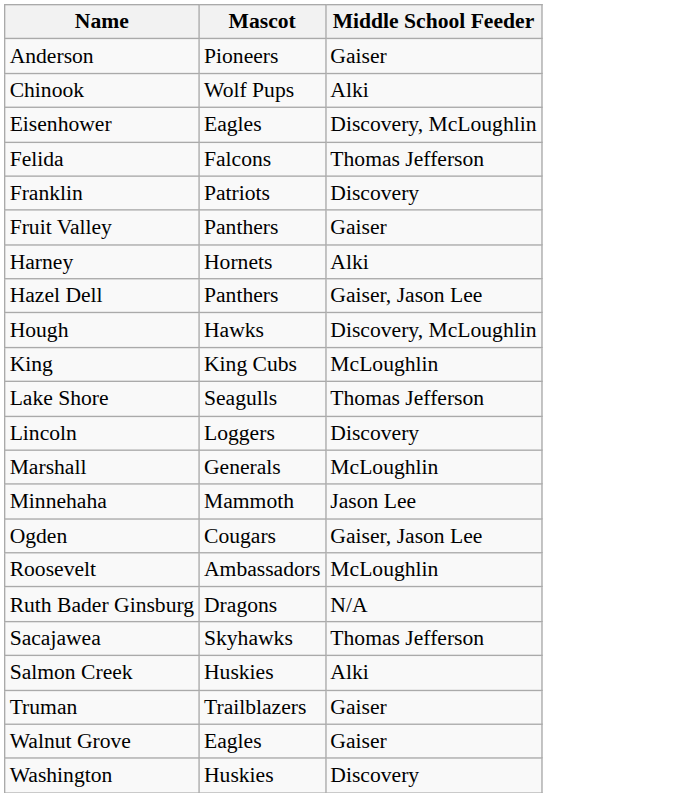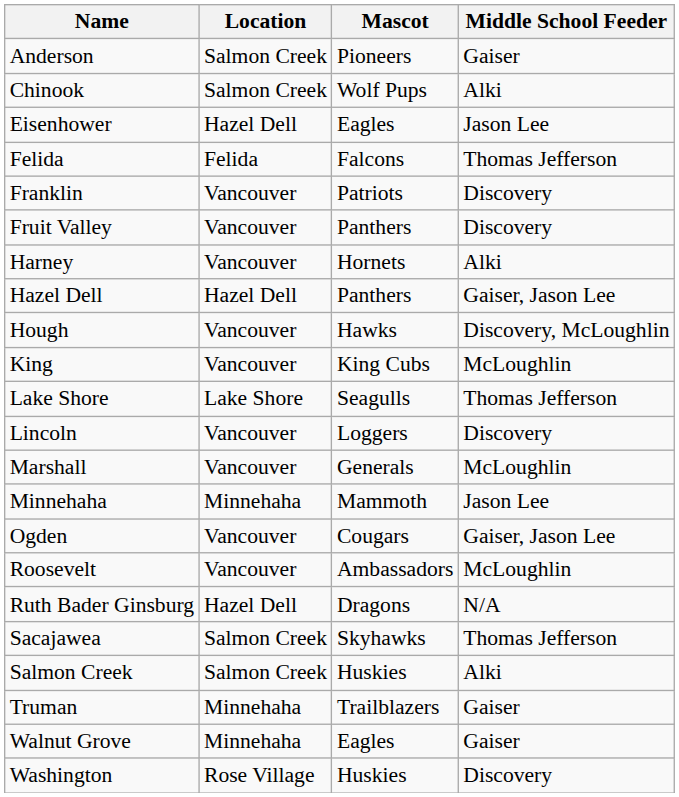+ column: (265, 21)
(433, 124) Discovery, McLoughlin -> (506, 124) Jason Lee
(359, 227) Gaiser -> (508, 227) Discovery
